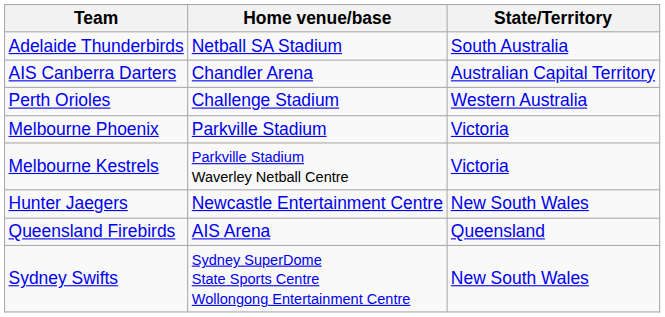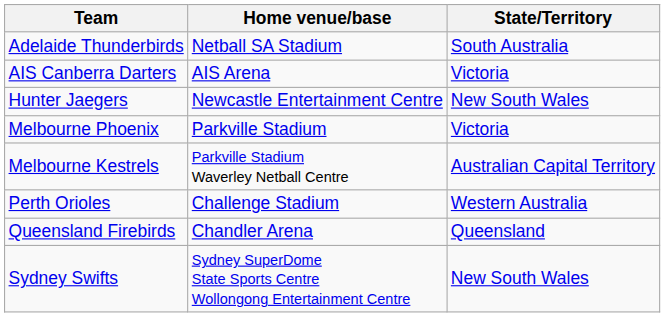(252, 73) Chandler Arena -> (231, 73) AIS Arena
(553, 73) Australian Capital Territory -> (480, 73) Victoria
rows swapped: (68, 203) <-> (59, 101)
(480, 166) Victoria -> (553, 166) Australian Capital Territory
(231, 231) AIS Arena -> (252, 231) Chandler Arena
